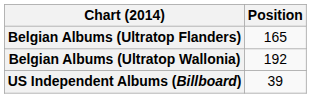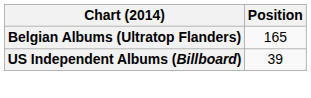- row: (125, 59)
